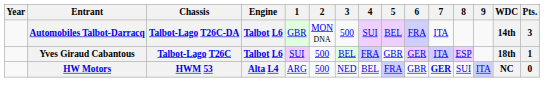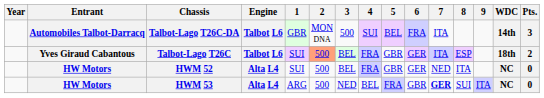(322, 54) no background -> (322, 54) lightsalmon background
(530, 54) 1 -> (530, 54) 2
+ row: (194, 69)
